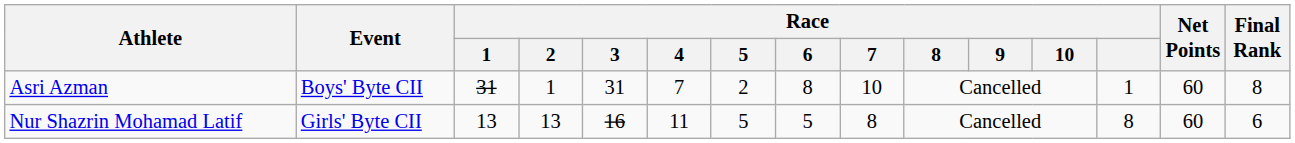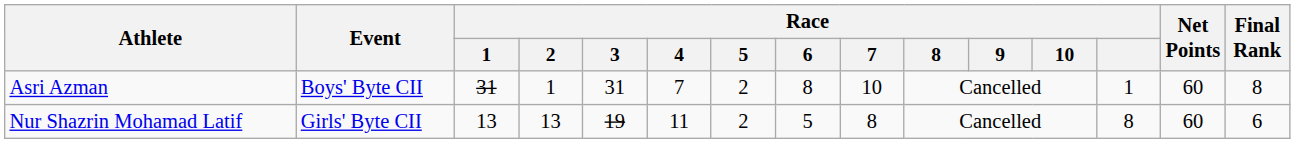(615, 121) 16 -> (615, 121) 19
(743, 121) 5 -> (743, 121) 2
